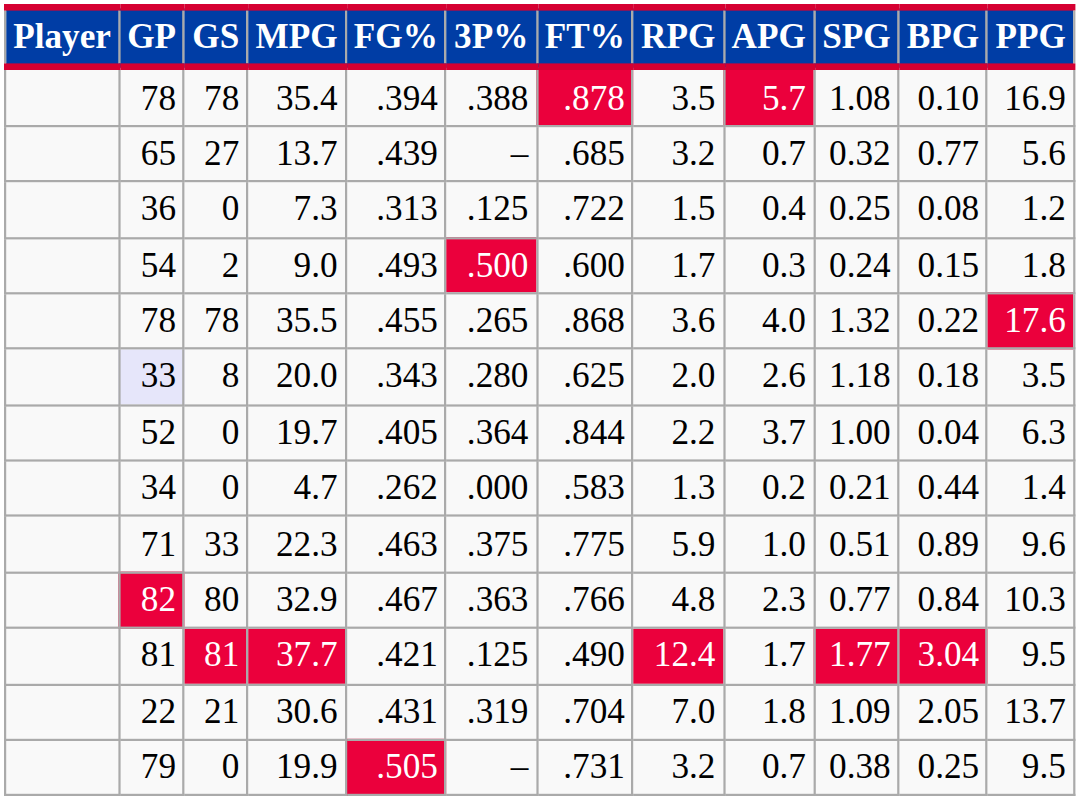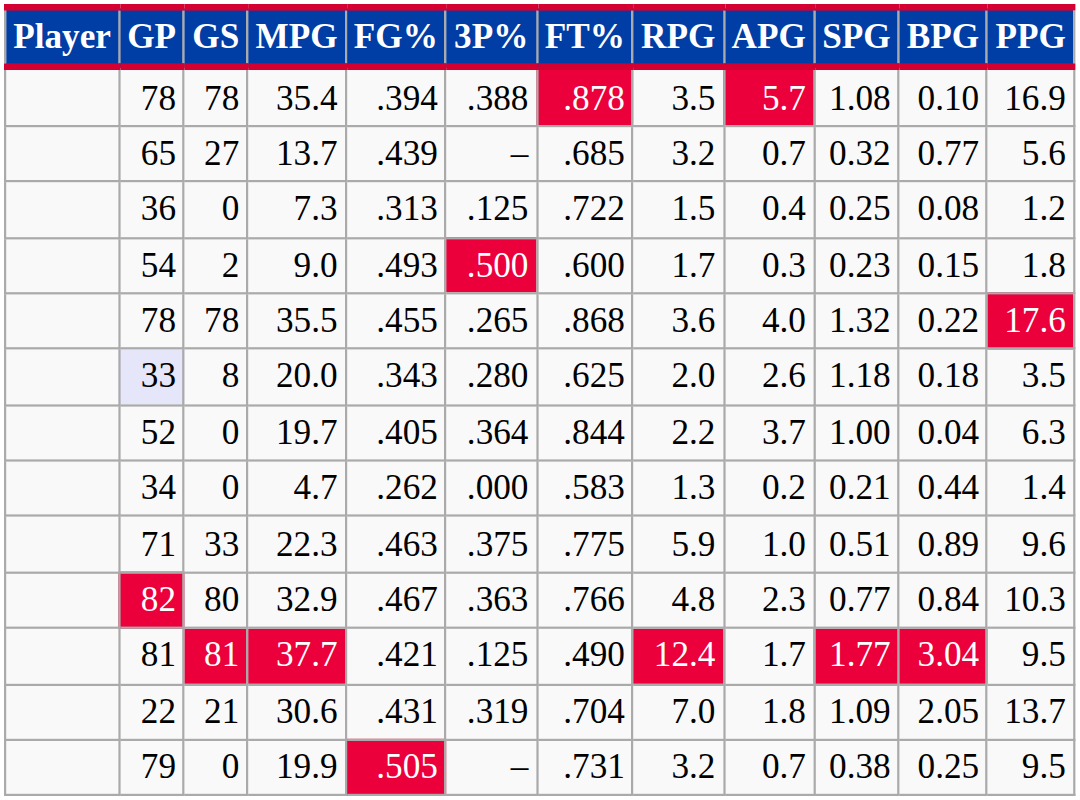(860, 264) 0.24 -> (860, 264) 0.23
